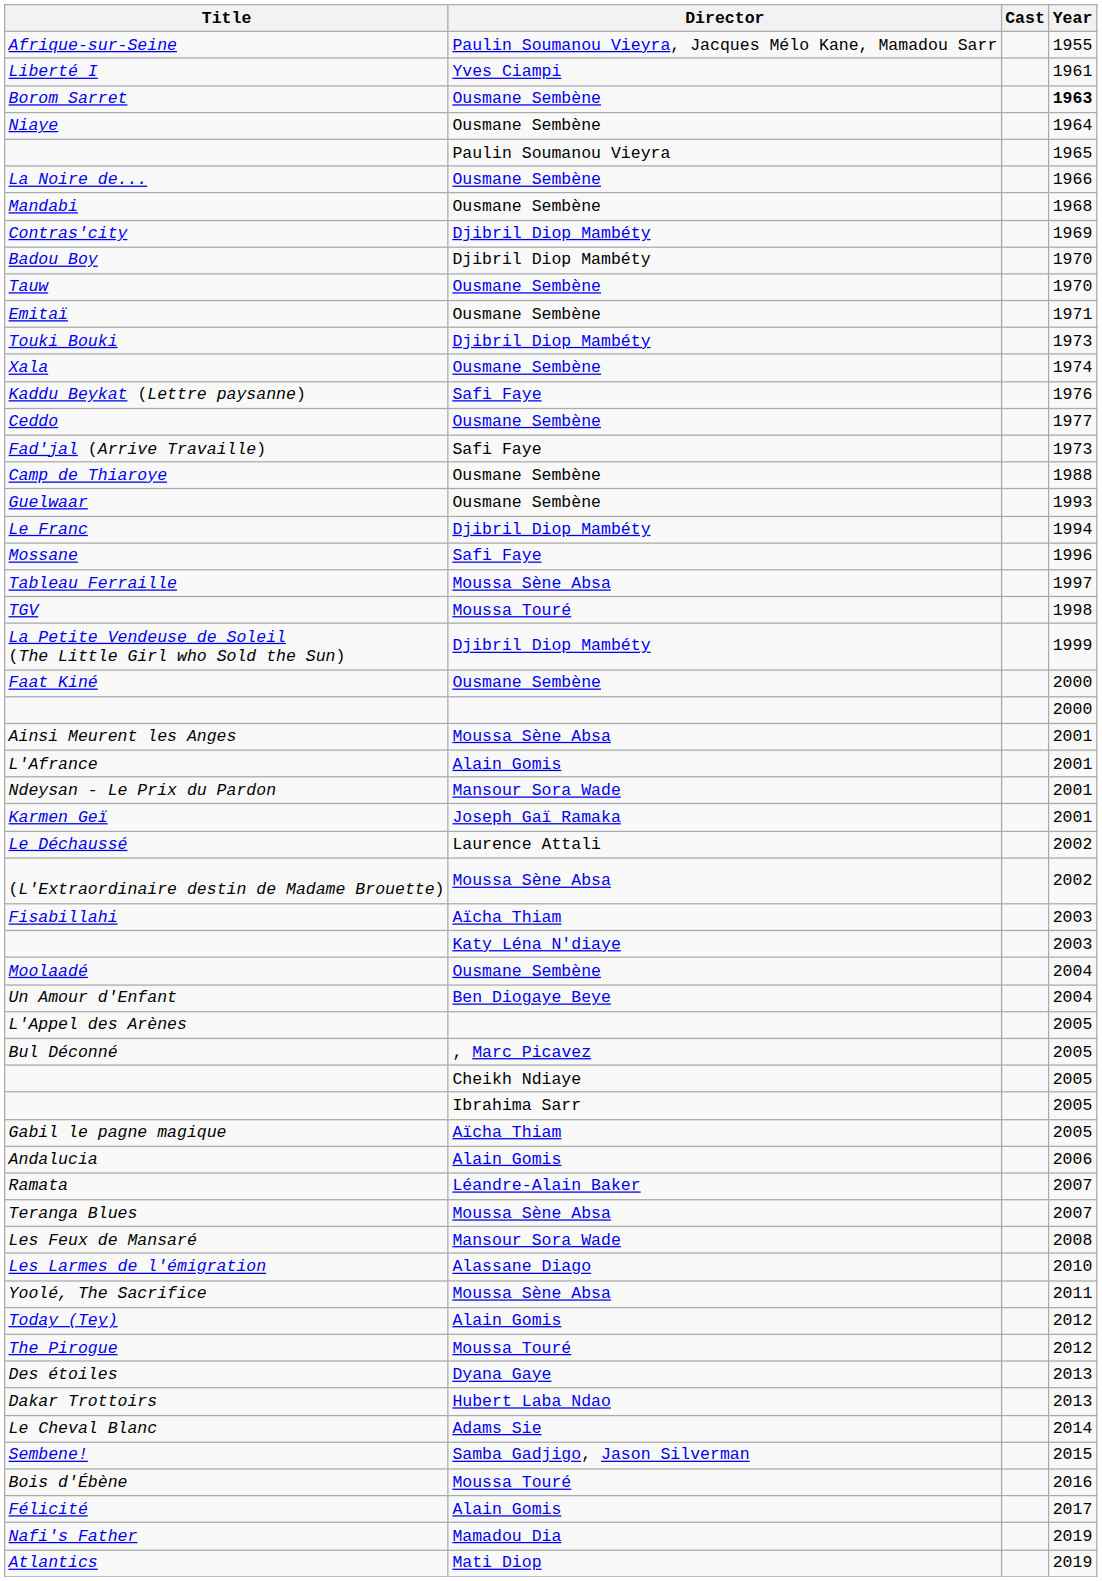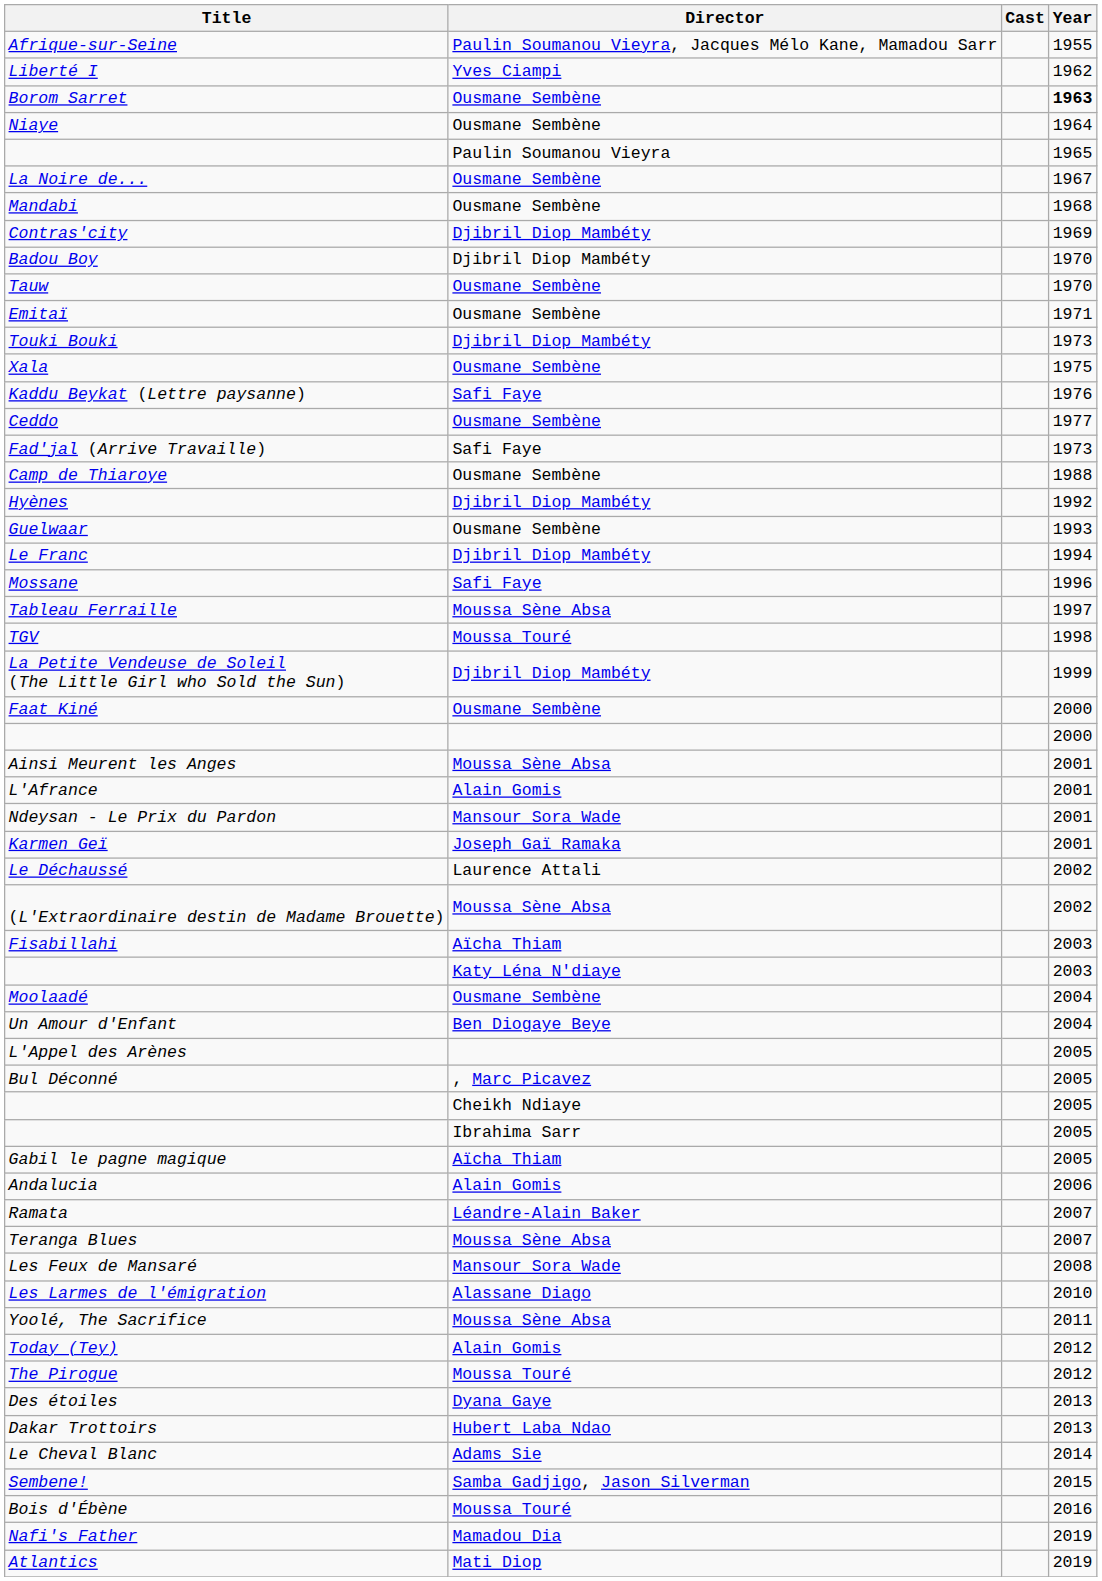(1073, 72) 1961 -> (1073, 72) 1962
(1073, 180) 1966 -> (1073, 180) 1967
(1073, 368) 1974 -> (1073, 368) 1975
+ row: (38, 502)
- row: (48, 1509)
